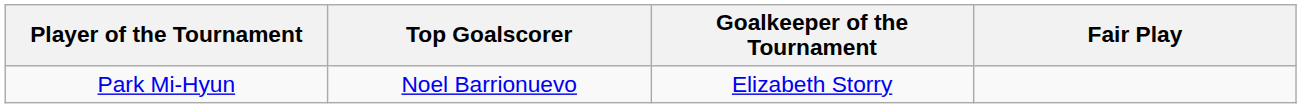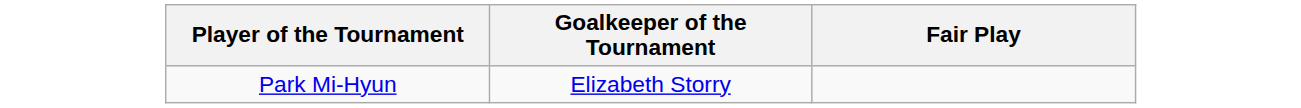- column: (489, 35)
